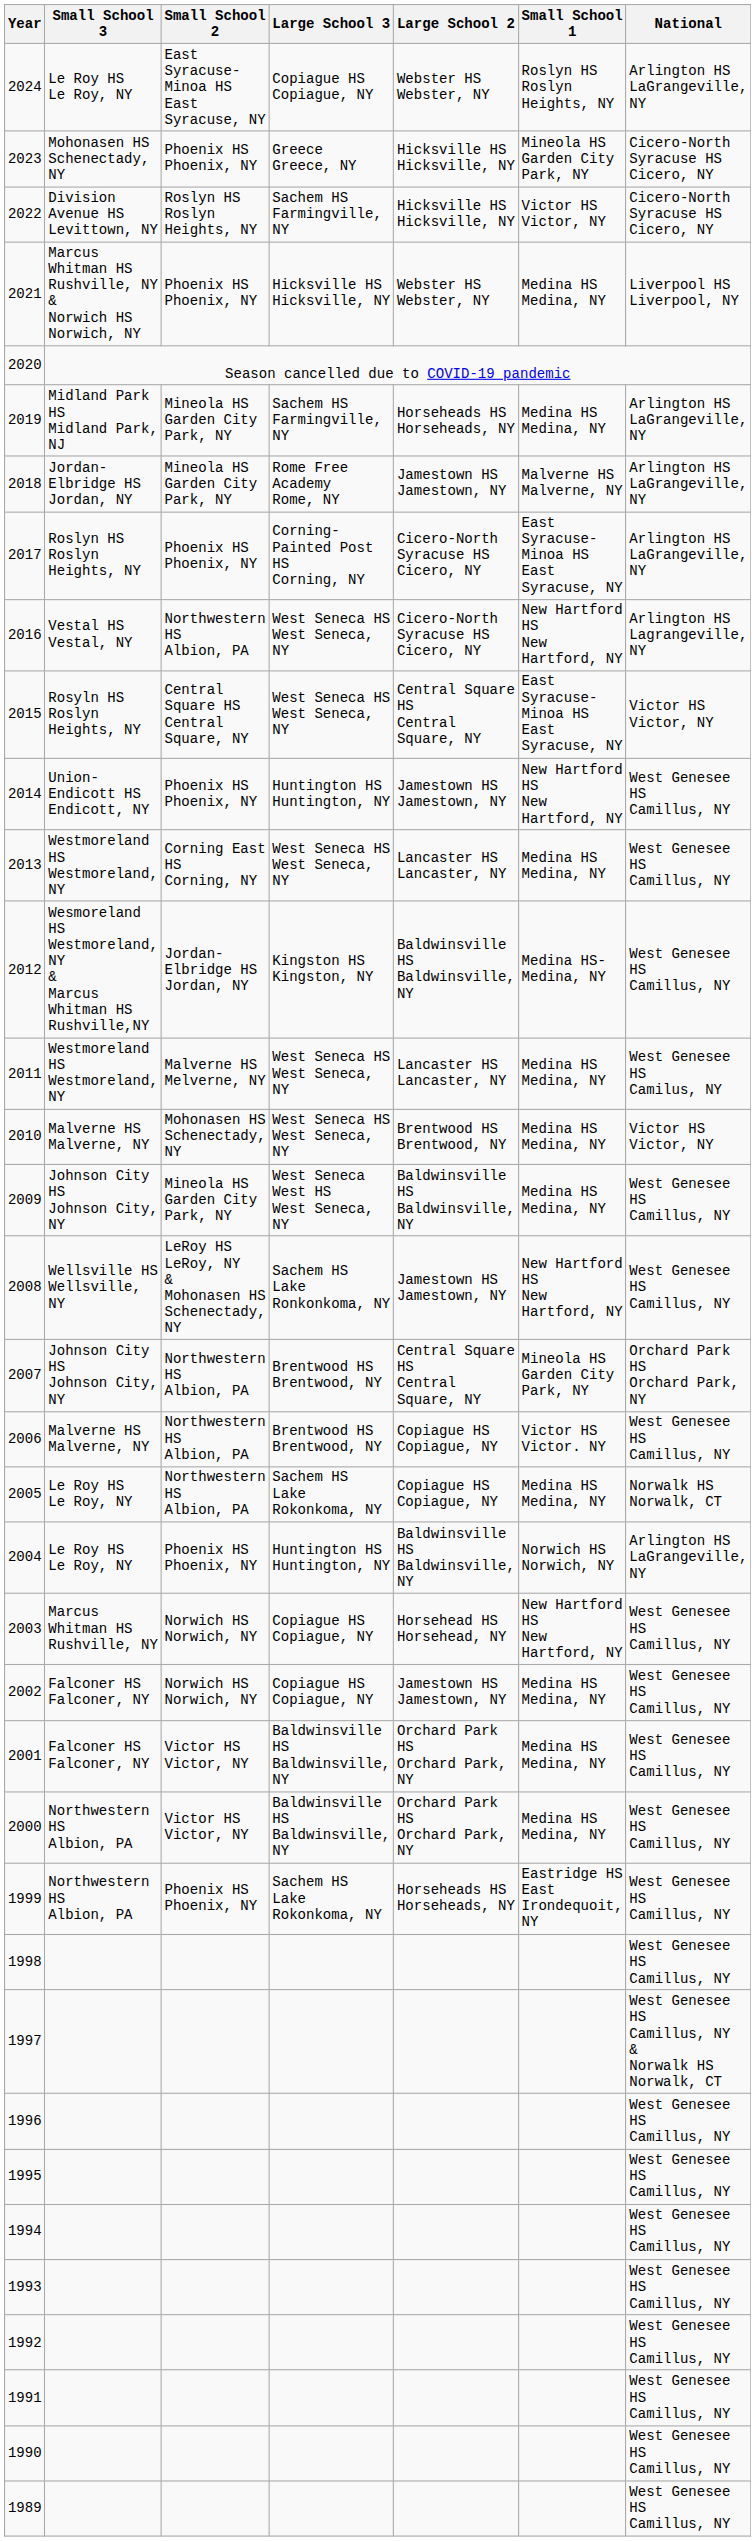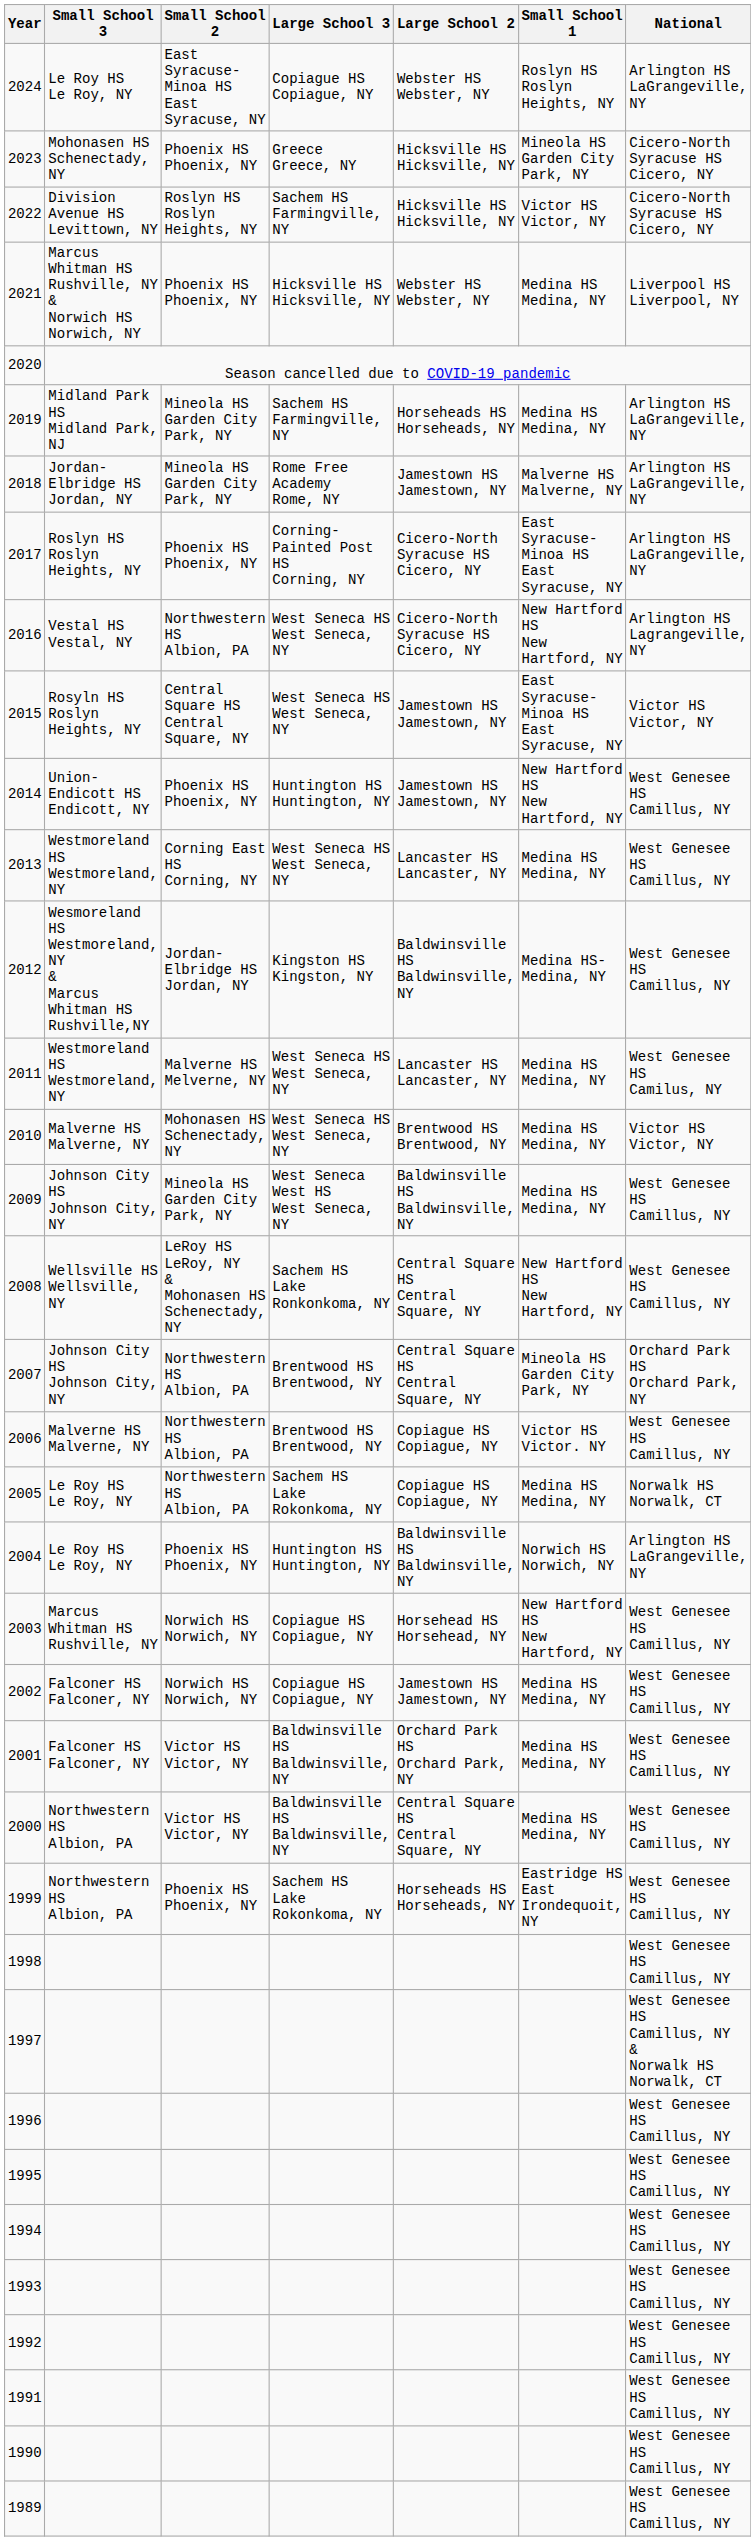(456, 715) Central Square HS Central Square, NY -> (452, 715) Jamestown HS Jamestown, NY
(452, 1288) Jamestown HS Jamestown, NY -> (456, 1288) Central Square HS Central Square, NY
(452, 1827) Orchard Park HS Orchard Park, NY -> (456, 1827) Central Square HS Central Square, NY
